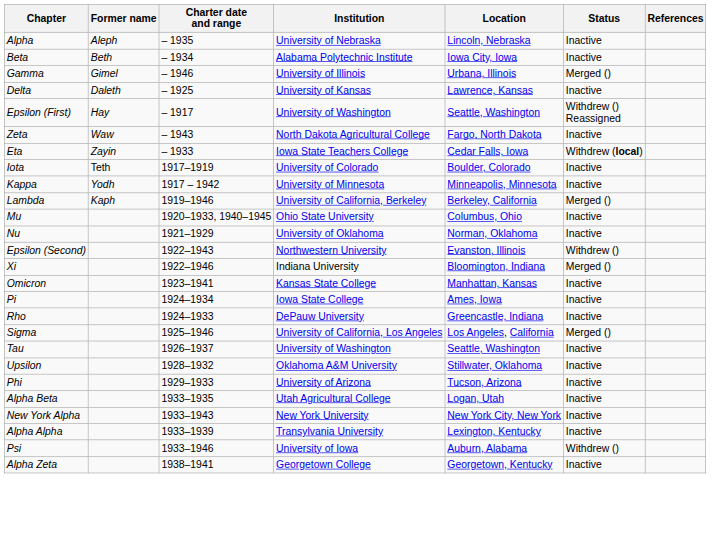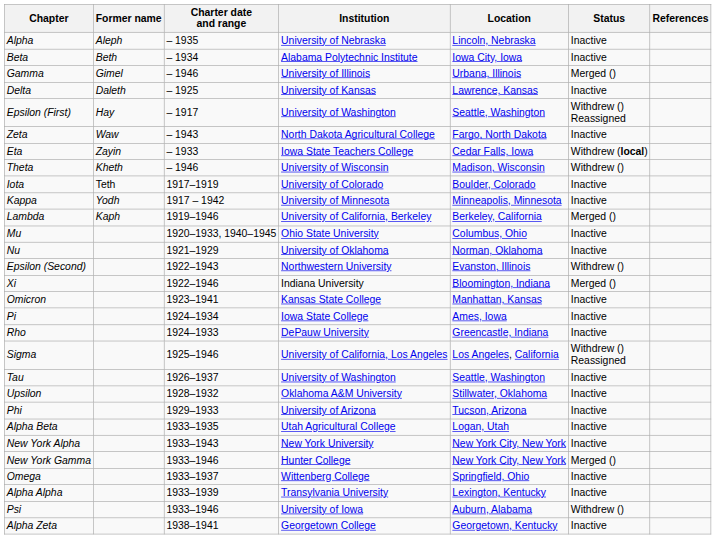+ row: (20, 168)
(588, 333) Merged () -> (598, 355) Withdrew () Reassigned
+ row: (49, 460)
+ row: (24, 476)
